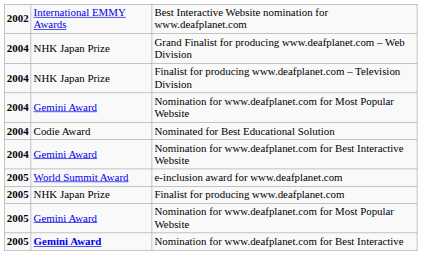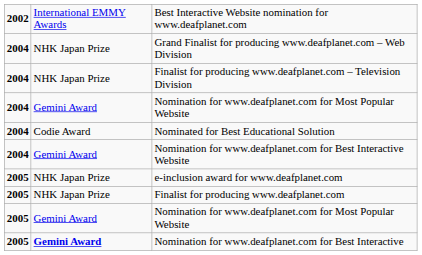(81, 177) World Summit Award -> (72, 177) NHK Japan Prize
